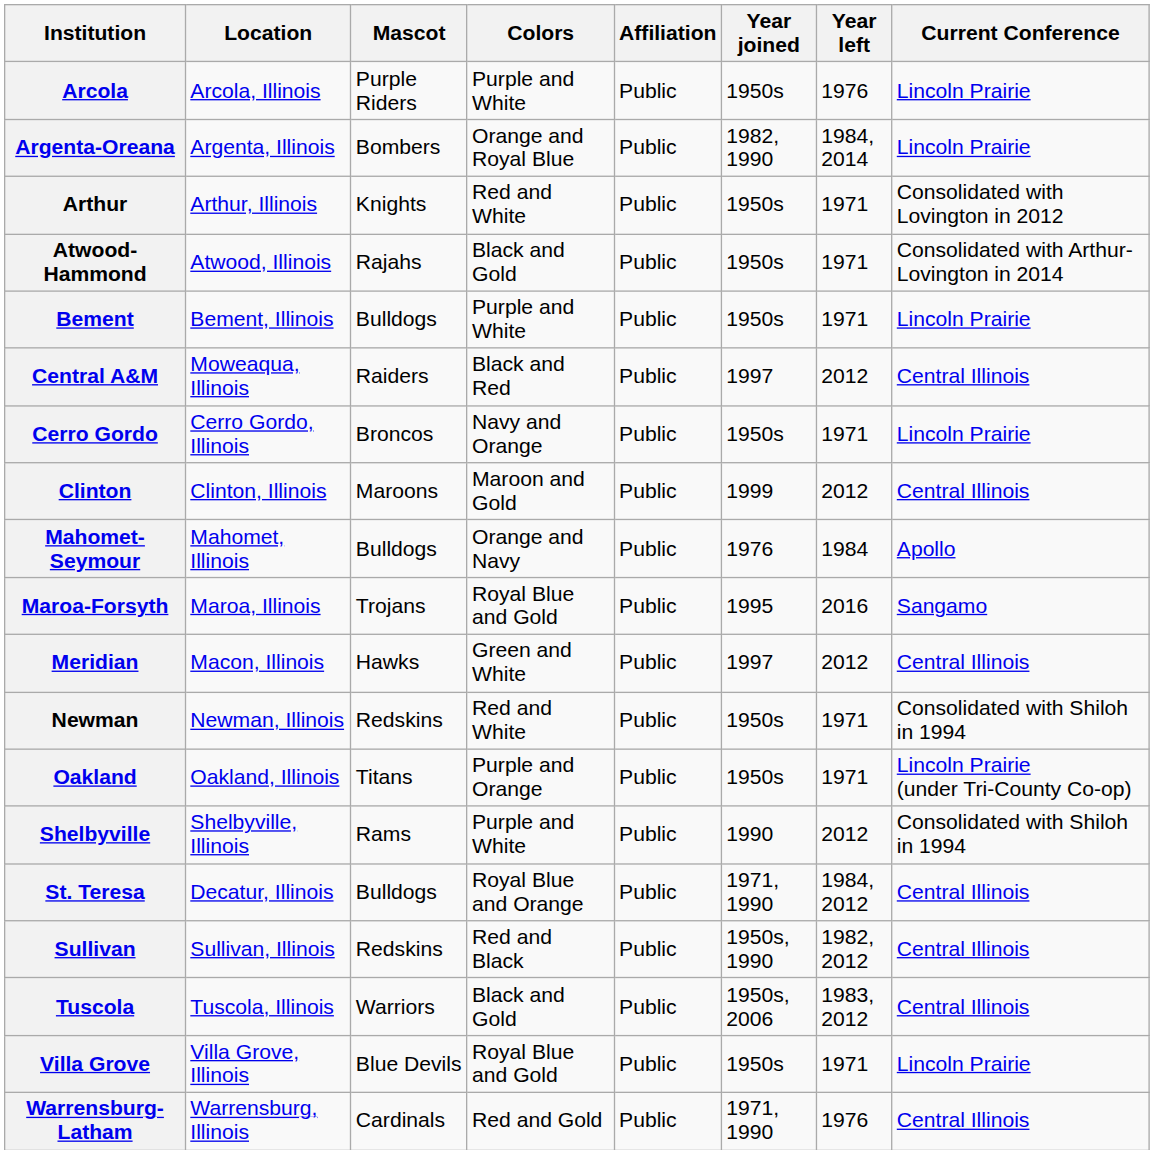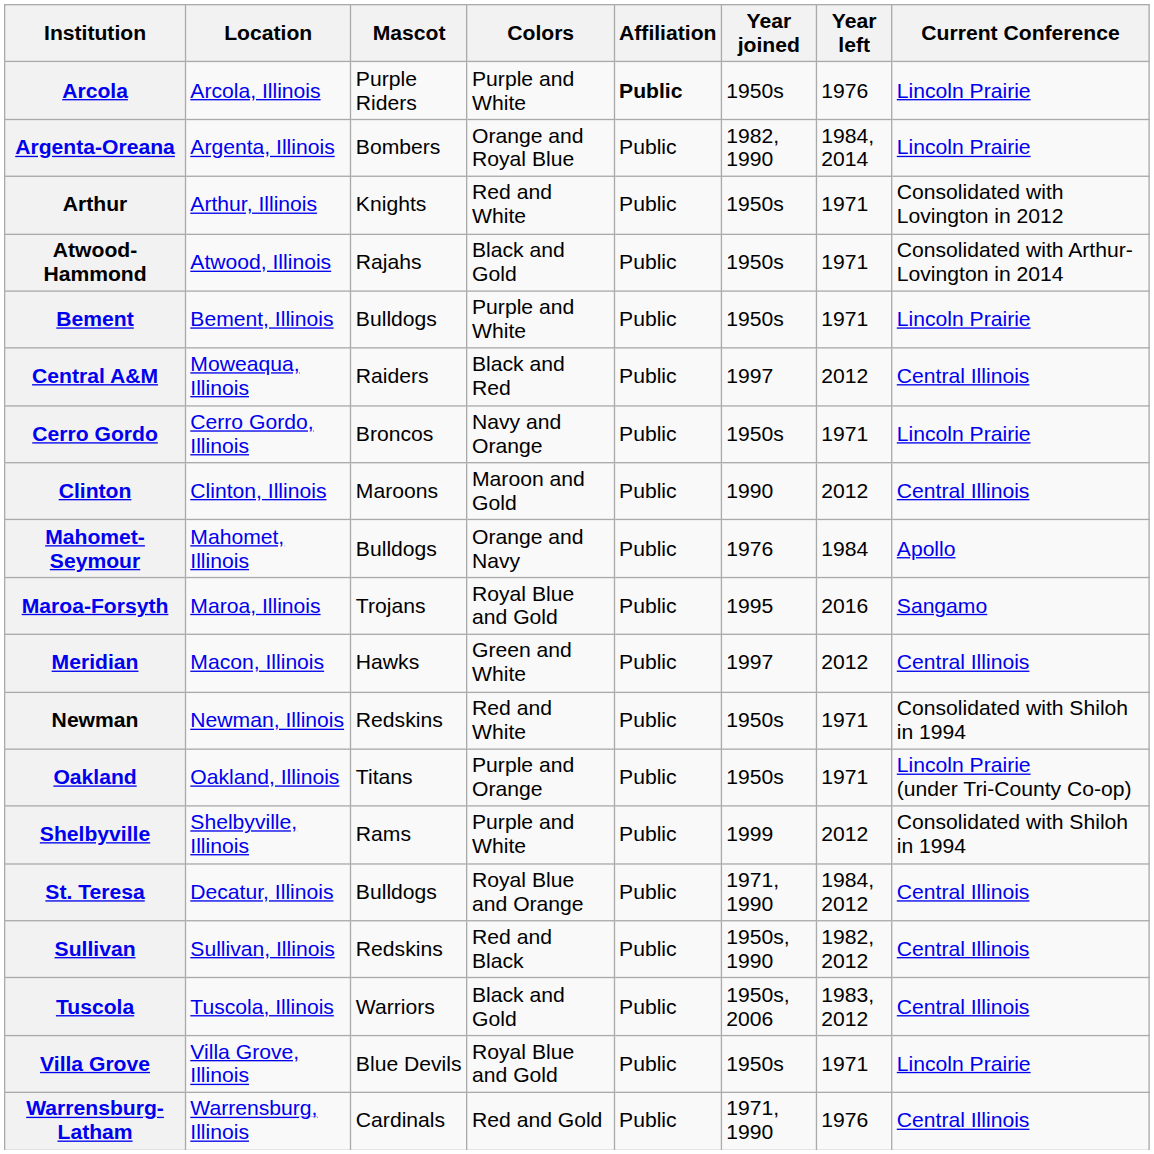(648, 90) normal -> (651, 90) bold
(750, 491) 1999 -> (750, 491) 1990
(750, 834) 1990 -> (750, 834) 1999
